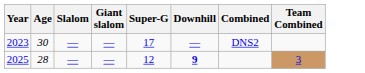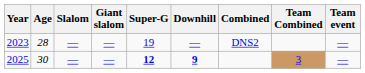+ column: (343, 19)
(43, 42) 30 -> (43, 42) 28
(149, 42) 17 -> (149, 42) 19
(43, 59) 28 -> (43, 59) 30
(149, 59) normal -> (149, 59) bold
